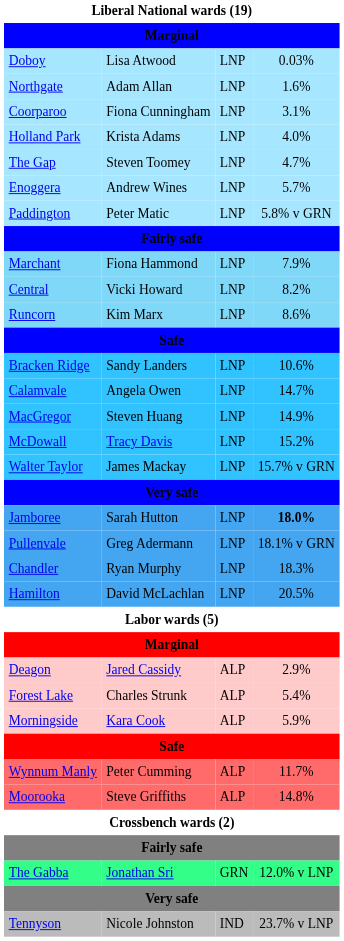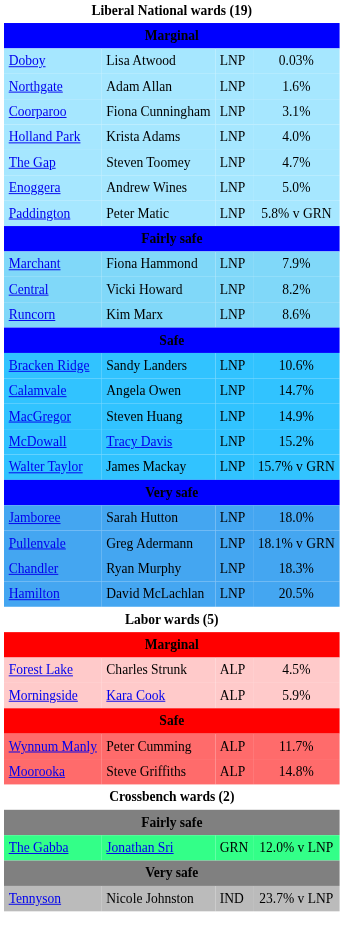(296, 187) 5.7% -> (296, 187) 5.0%
(296, 517) bold -> (296, 517) normal
- row: (30, 670)
(296, 695) 5.4% -> (296, 670) 4.5%
